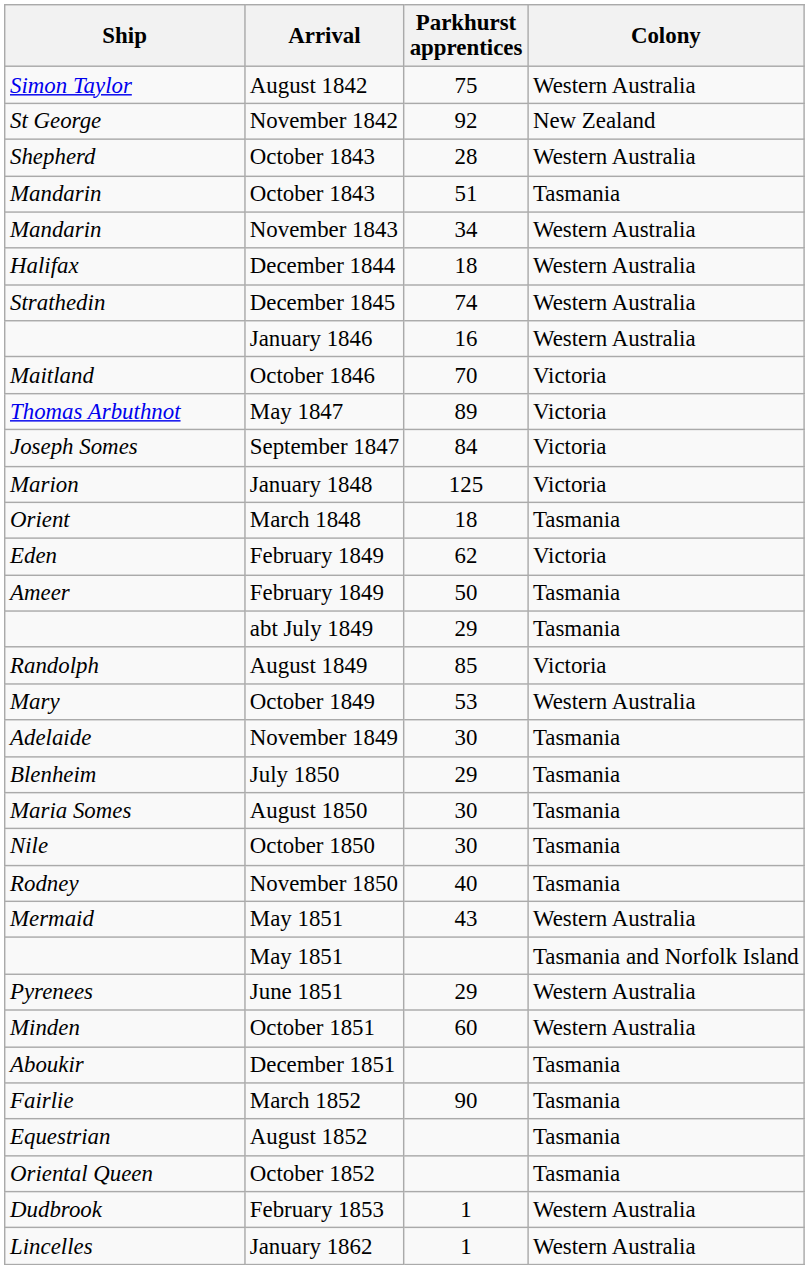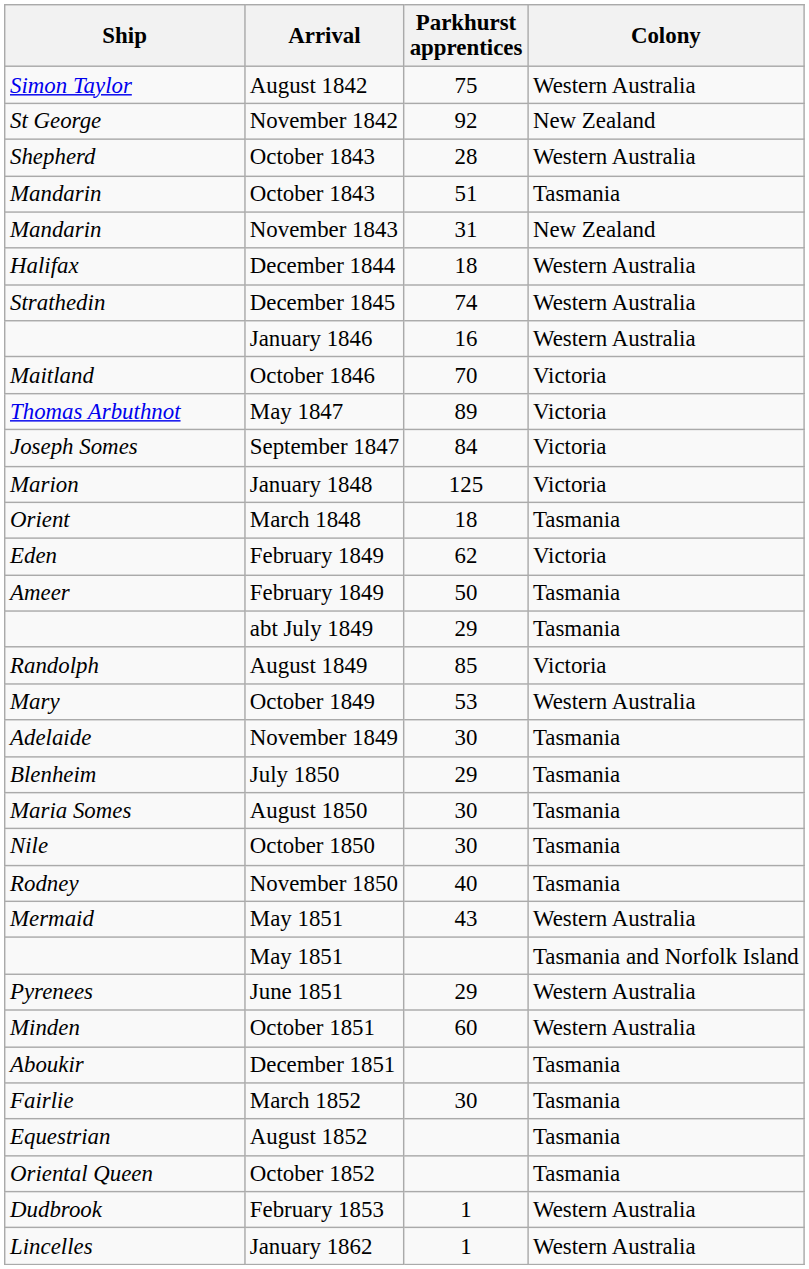(466, 229) 34 -> (466, 229) 31
(614, 229) Western Australia -> (594, 229) New Zealand
(466, 1100) 90 -> (466, 1100) 30
